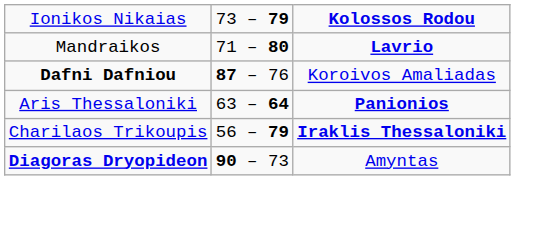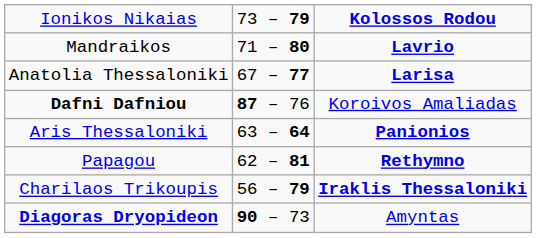+ row: (119, 76)
+ row: (119, 161)
